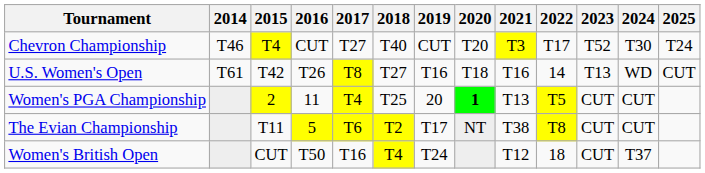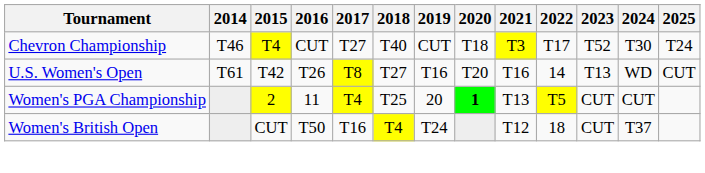(475, 45) T20 -> (475, 45) T18
(475, 72) T18 -> (475, 72) T20
- row: (93, 127)
